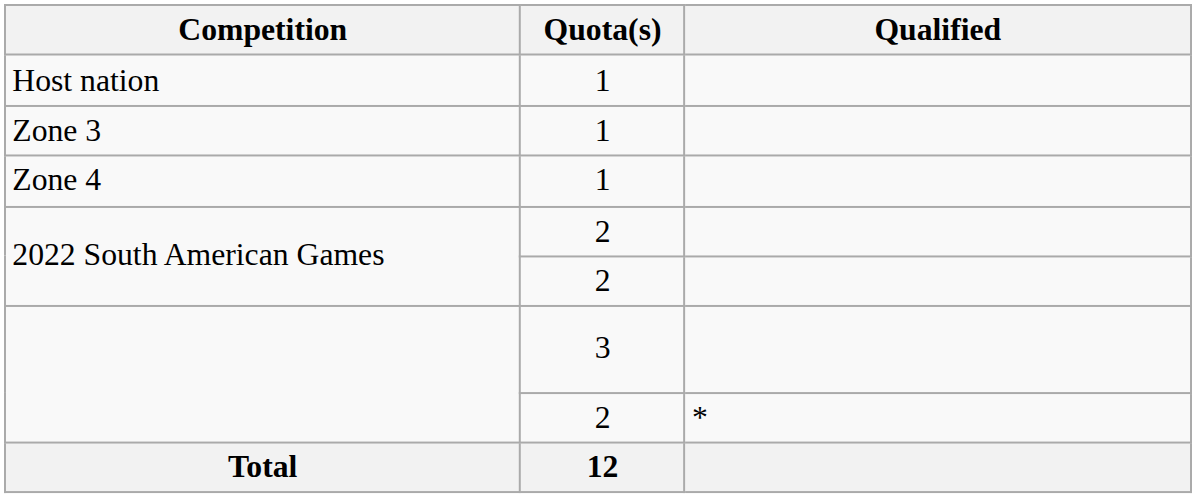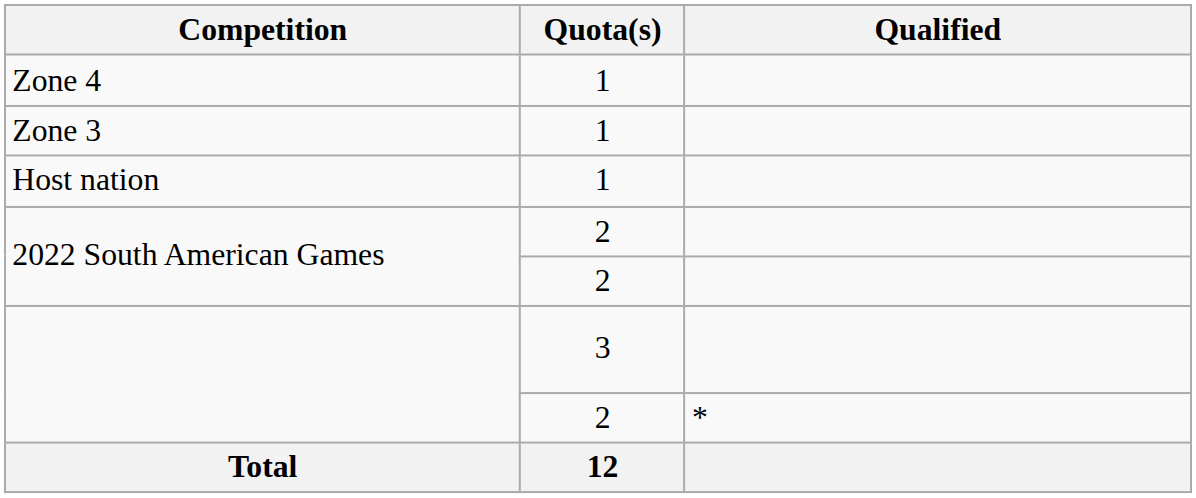rows swapped: (86, 79) <-> (57, 180)
